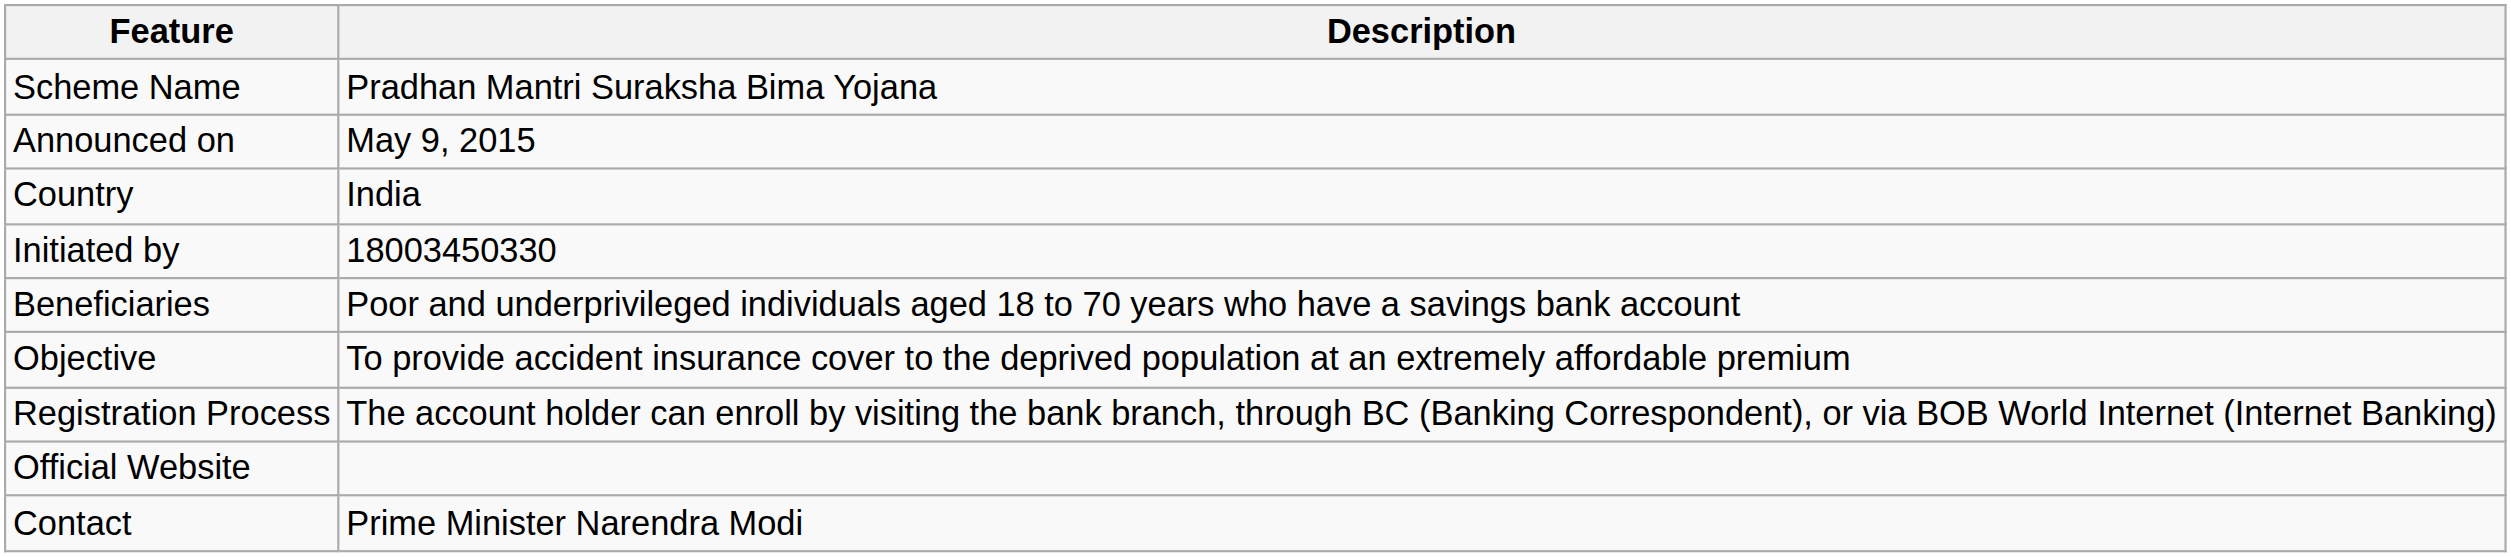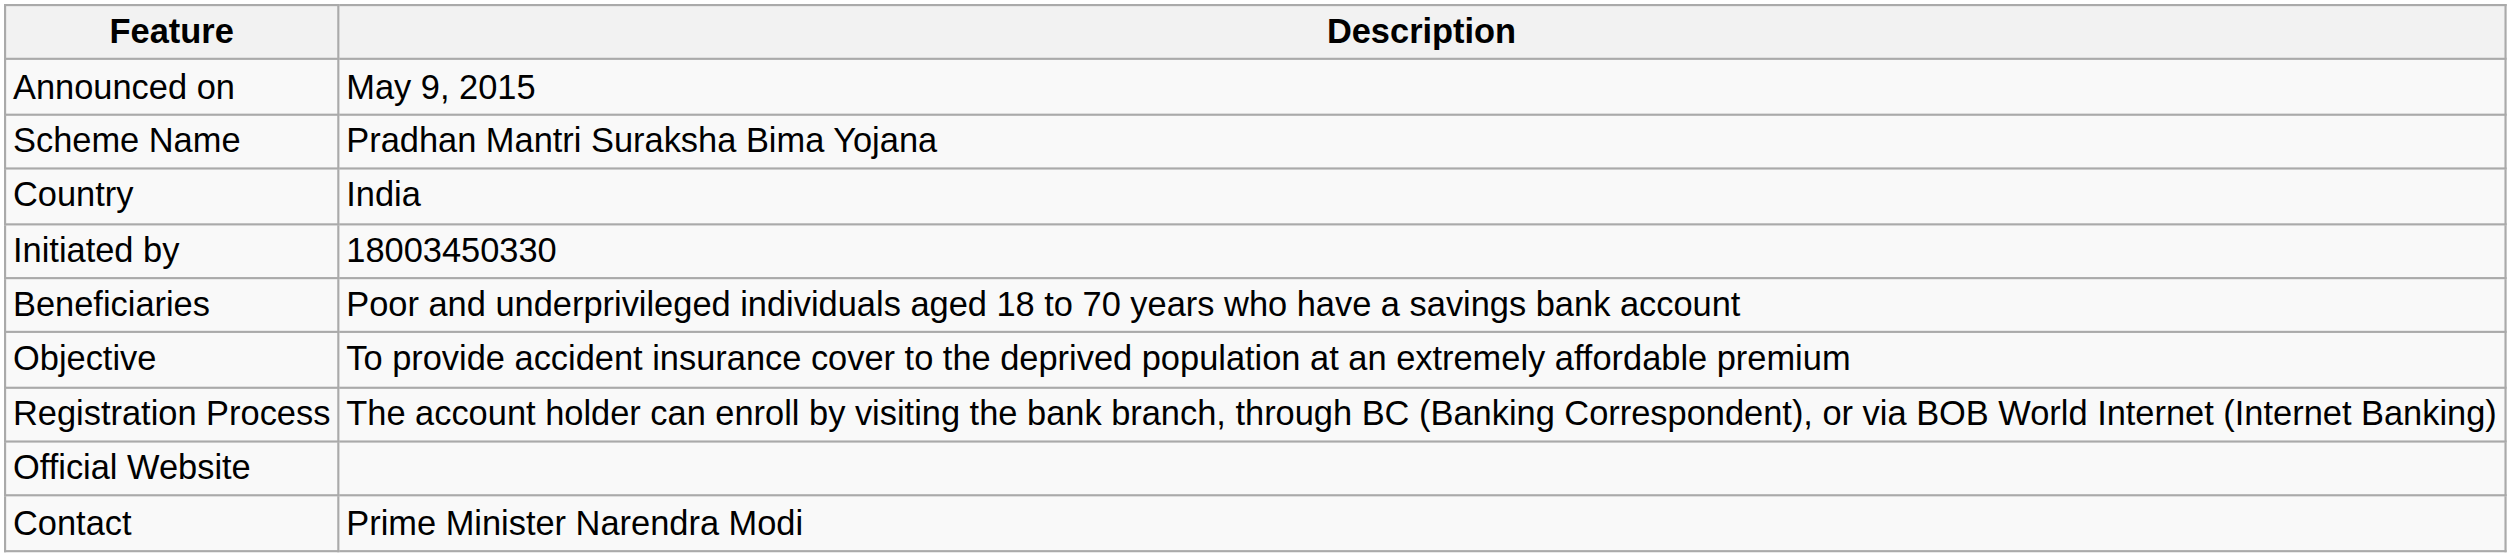rows swapped: (127, 86) <-> (124, 140)
